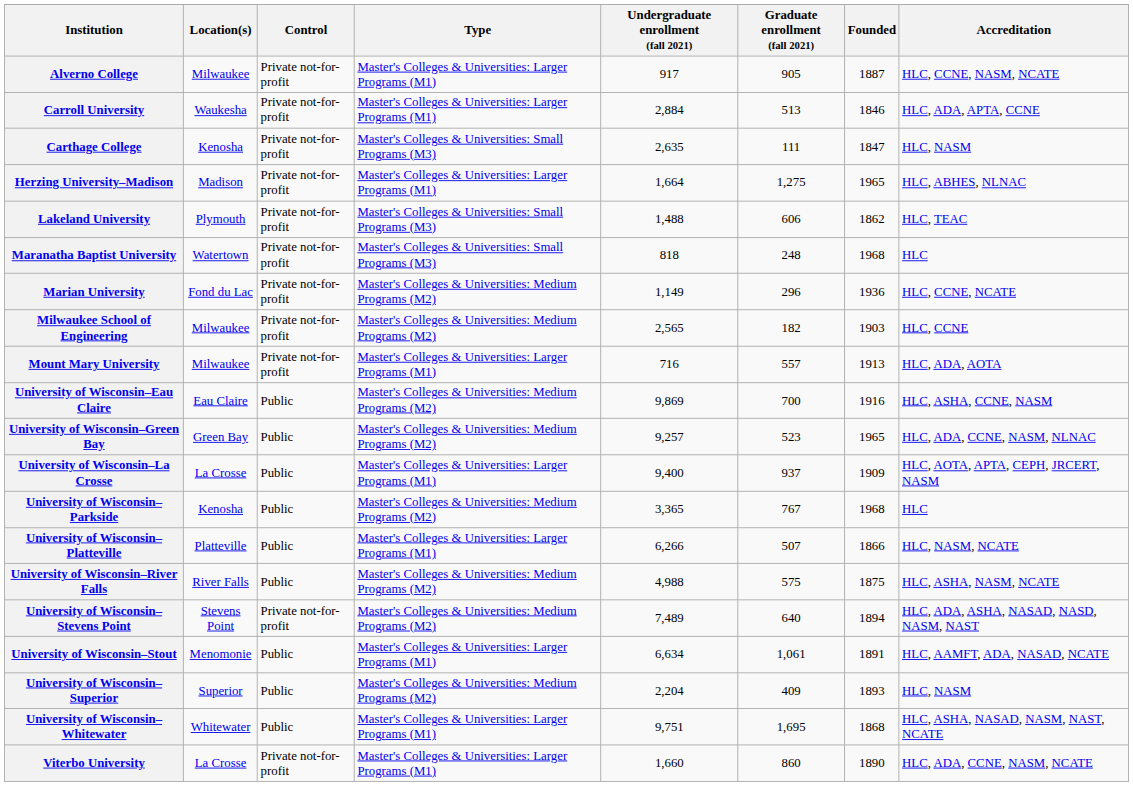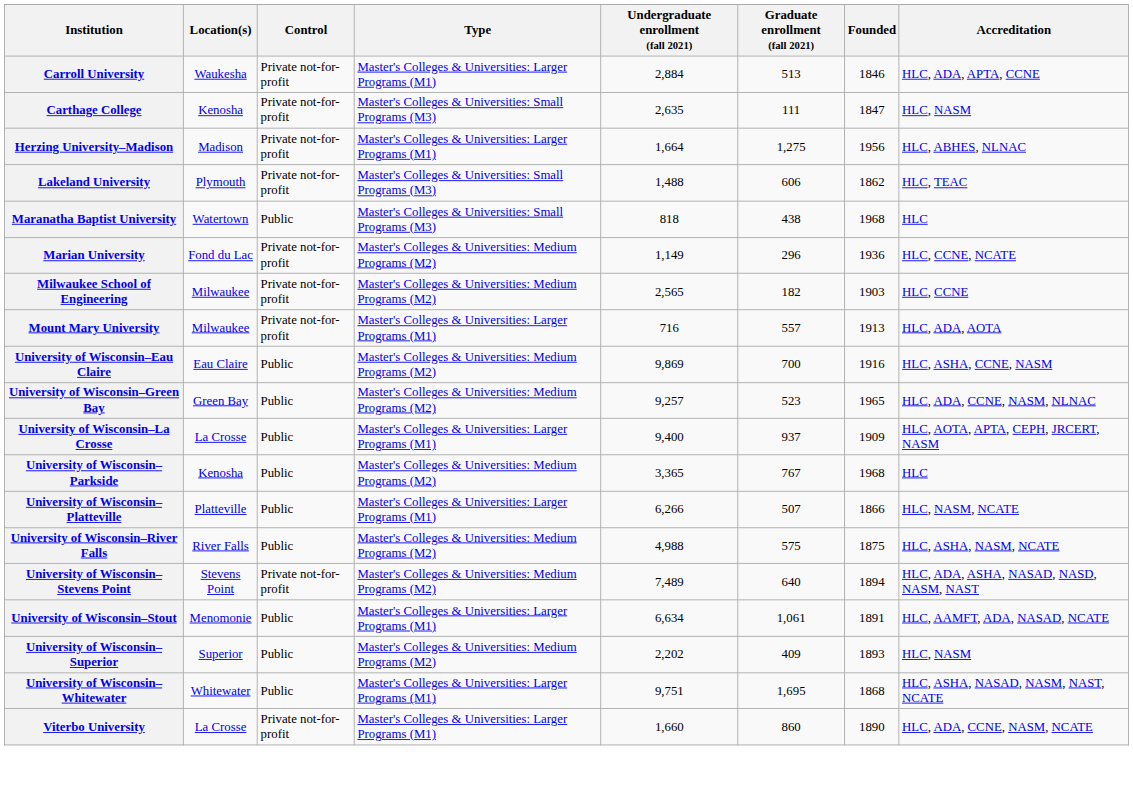- row: (94, 74)
(872, 183) 1965 -> (872, 146) 1956
(300, 255) Private not-for-profit -> (277, 219) Public
(791, 255) 248 -> (791, 219) 438
(669, 690) 2,204 -> (669, 654) 2,202
